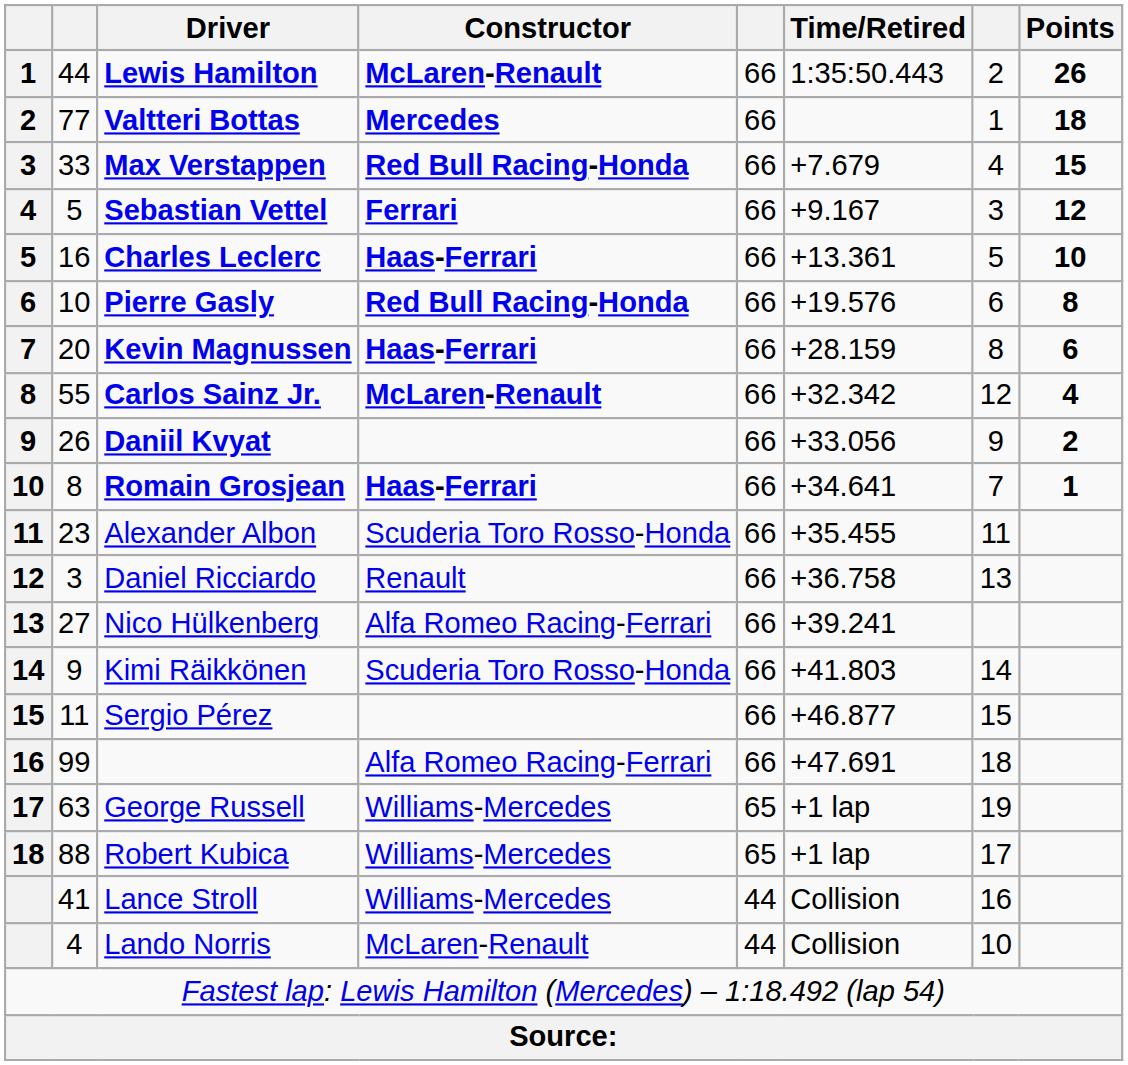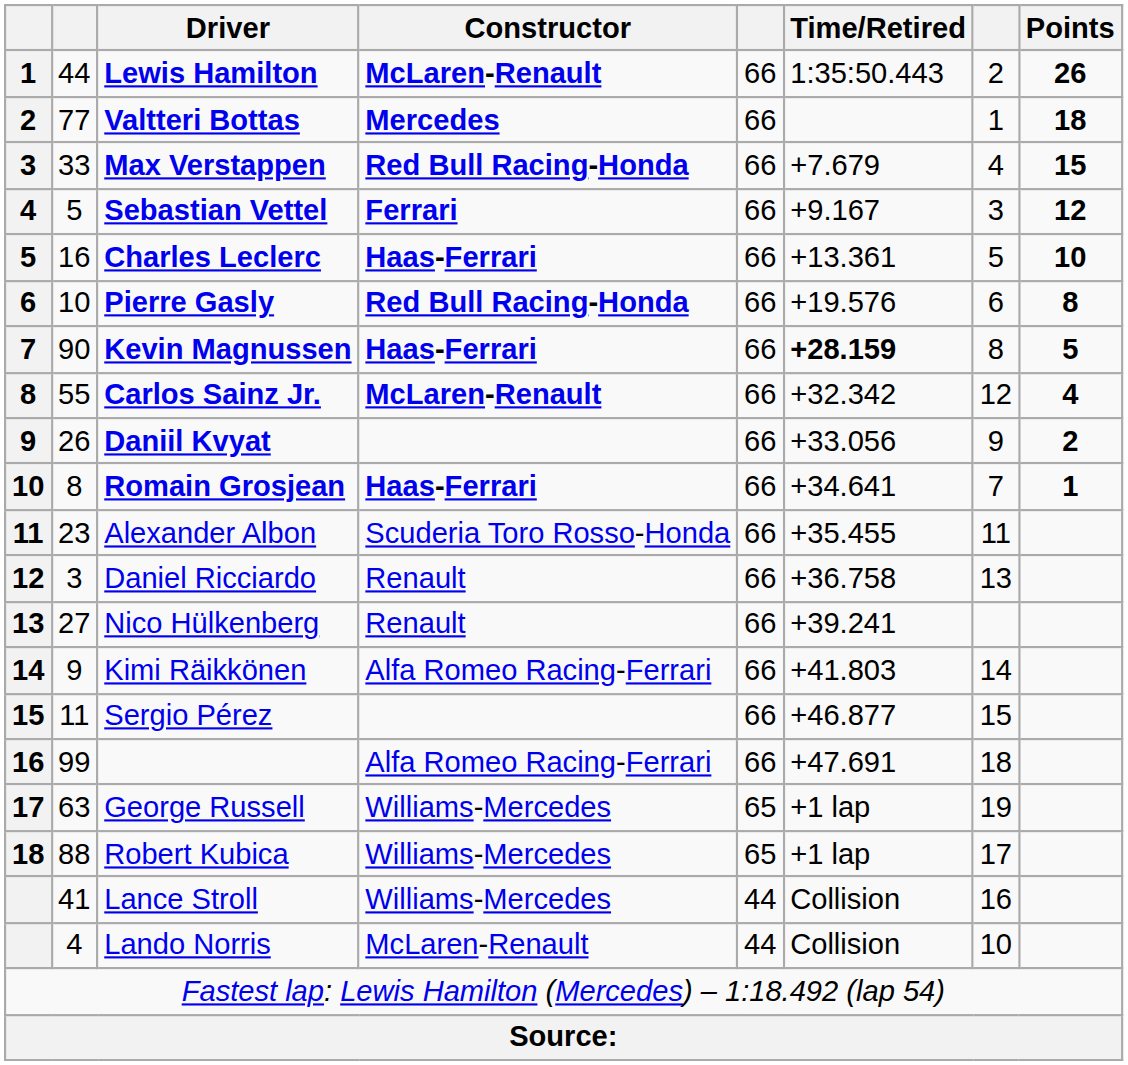(74, 349) 20 -> (74, 349) 90
(843, 349) normal -> (843, 349) bold
(1070, 349) 6 -> (1070, 349) 5
(538, 624) Alfa Romeo Racing-Ferrari -> (415, 624) Renault
(548, 670) Scuderia Toro Rosso-Honda -> (538, 670) Alfa Romeo Racing-Ferrari
